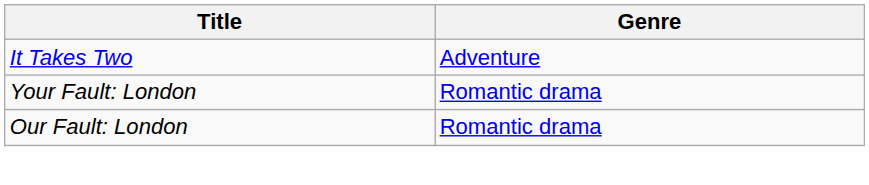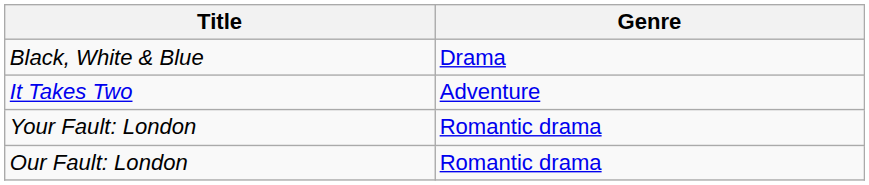+ row: (107, 57)
